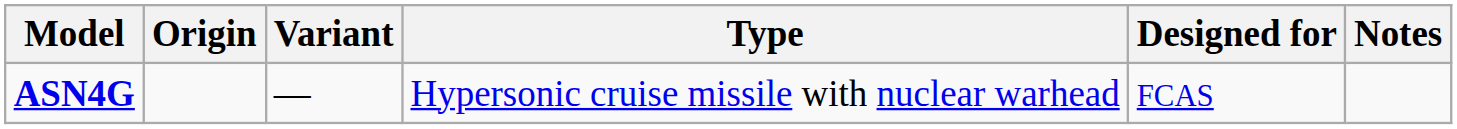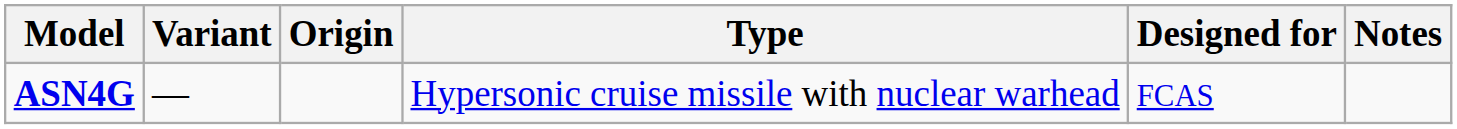columns swapped: (334, 33) <-> (204, 33)
